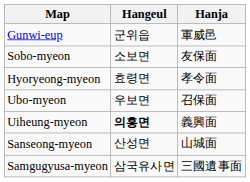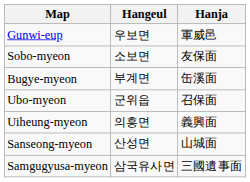(132, 34) 군위읍 -> (132, 34) 우보면
- row: (54, 78)
+ row: (42, 78)
(132, 100) 우보면 -> (132, 100) 군위읍
(132, 121) bold -> (132, 121) normal
